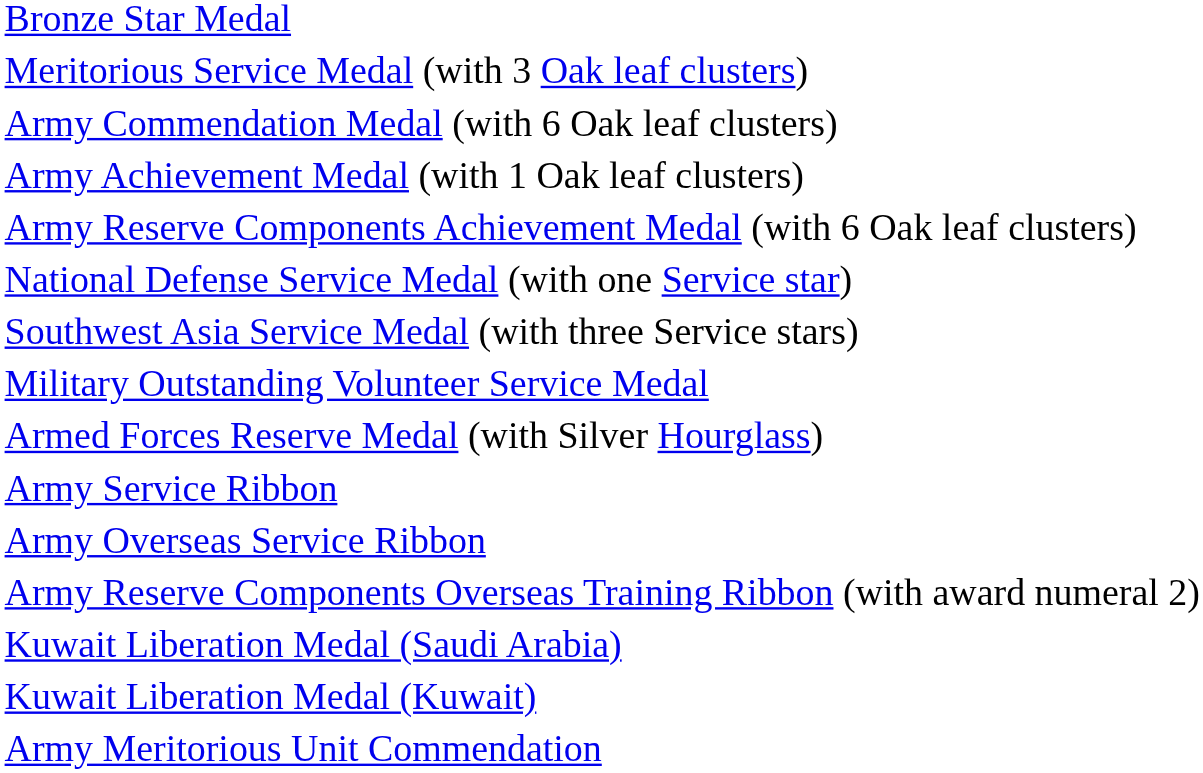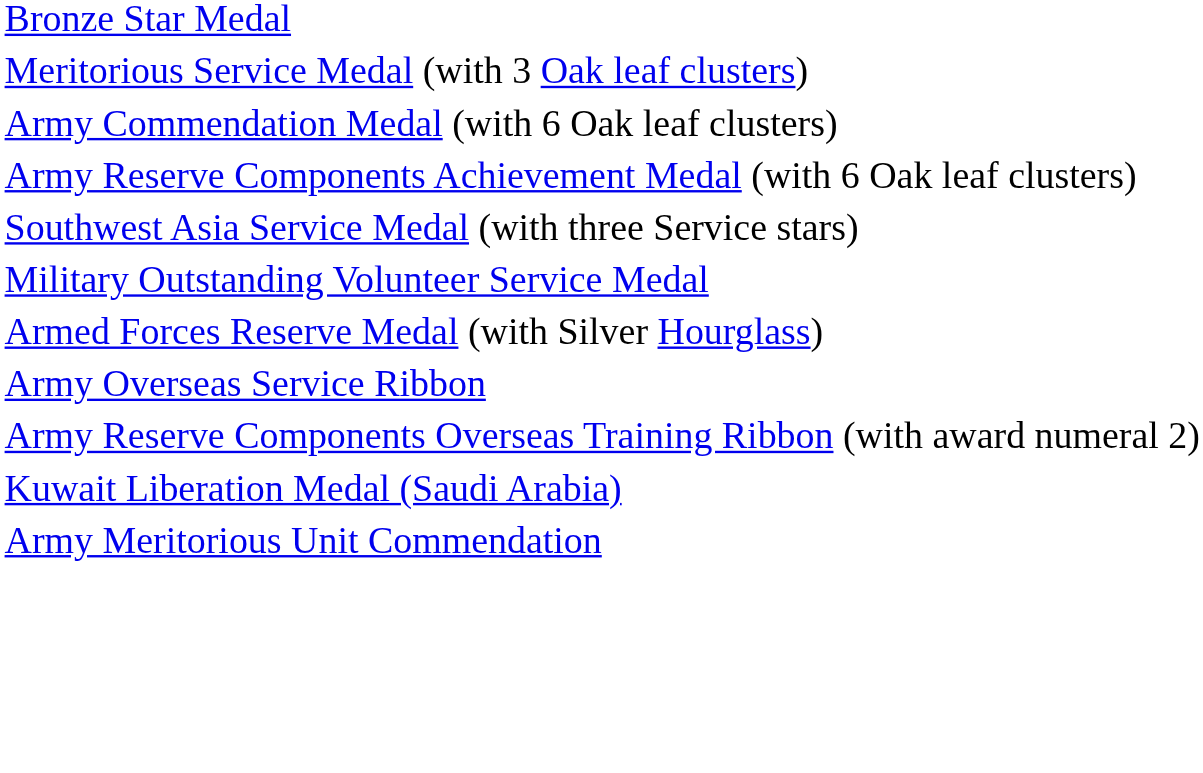- row: (404, 175)
- row: (428, 279)
- row: (171, 488)
- row: (270, 696)
